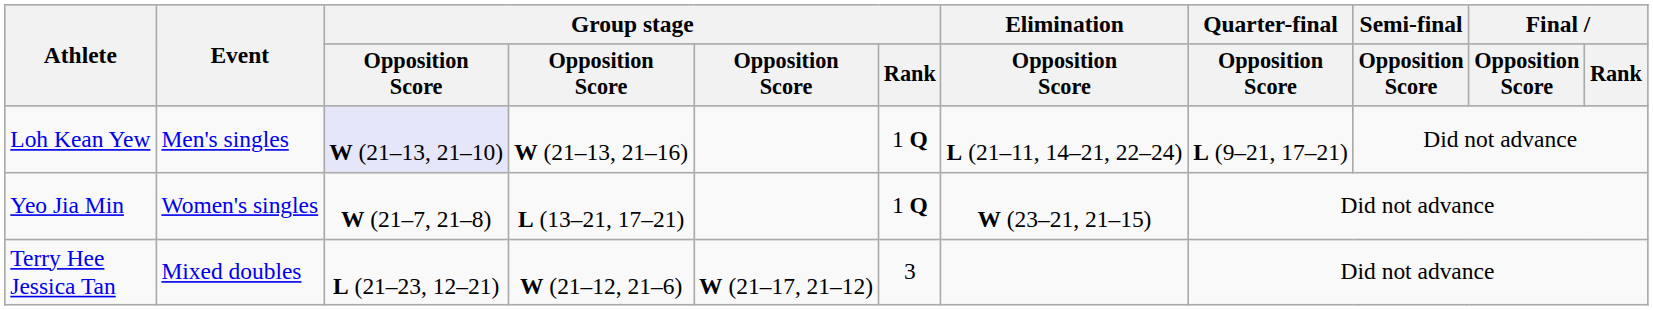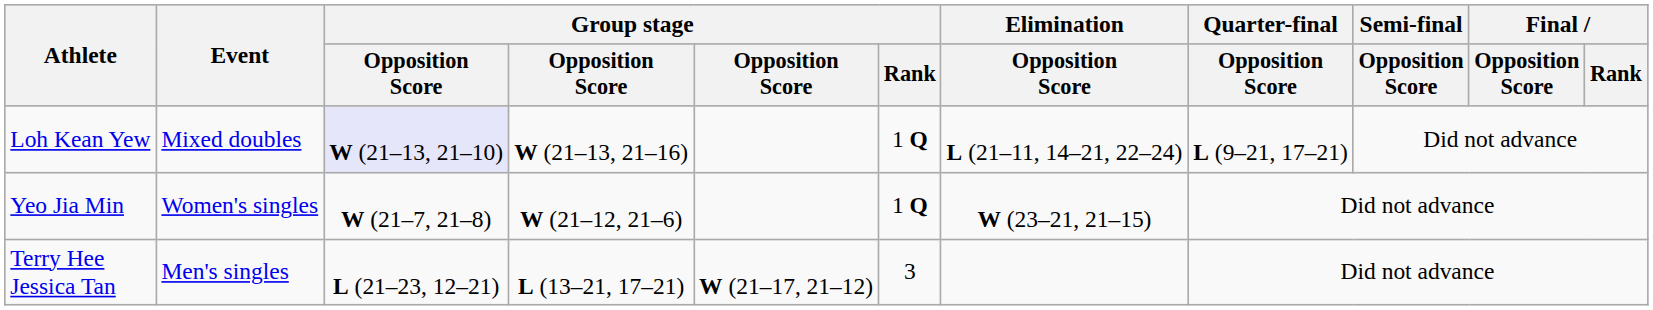(225, 139) Men's singles -> (231, 139) Mixed doubles
(601, 219) L (13–21, 17–21) -> (601, 219) W (21–12, 21–6)
(231, 272) Mixed doubles -> (225, 272) Men's singles
(601, 286) W (21–12, 21–6) -> (601, 286) L (13–21, 17–21)
